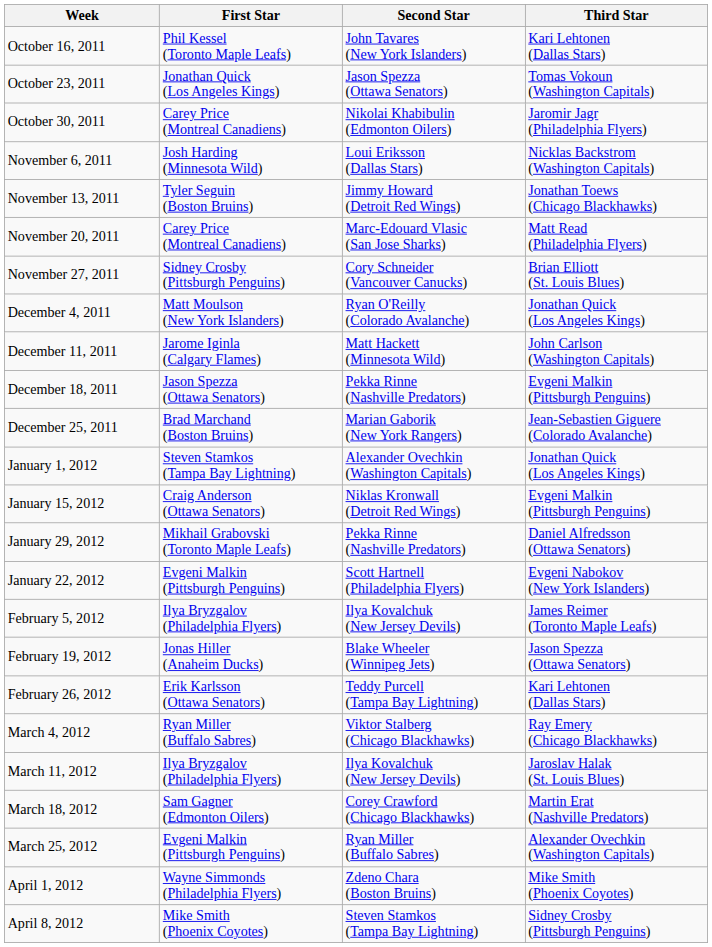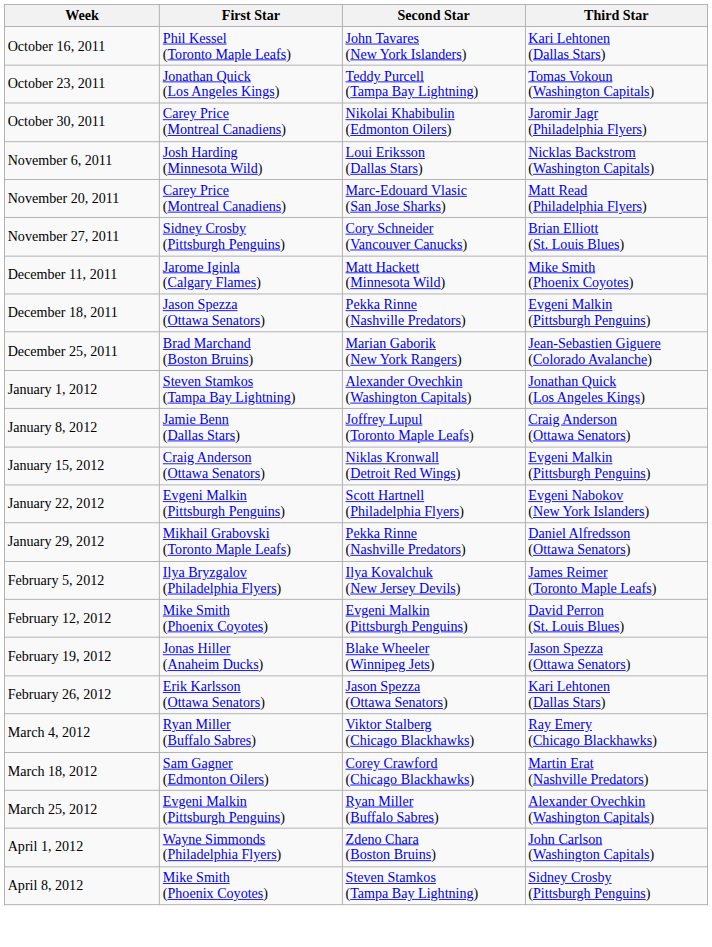(397, 84) Jason Spezza (Ottawa Senators) -> (412, 84) Teddy Purcell (Tampa Bay Lightning)
- row: (64, 198)
- row: (59, 313)
(591, 351) John Carlson (Washington Capitals) -> (581, 274) Mike Smith (Phoenix Coyotes)
+ row: (52, 427)
rows swapped: (56, 580) <-> (56, 542)
+ row: (60, 618)
(412, 694) Teddy Purcell (Tampa Bay Lightning) -> (397, 694) Jason Spezza (Ottawa Senators)
- row: (52, 771)
(581, 885) Mike Smith (Phoenix Coyotes) -> (591, 847) John Carlson (Washington Capitals)
